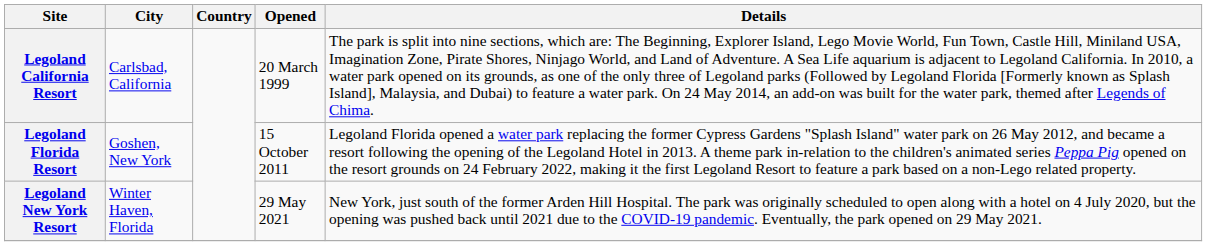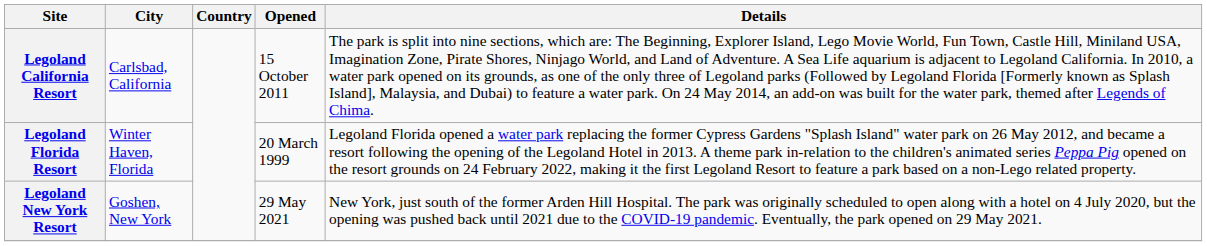(288, 75) 20 March 1999 -> (283, 75) 15 October 2011
(140, 151) Goshen, New York -> (131, 151) Winter Haven, Florida
(283, 151) 15 October 2011 -> (288, 151) 20 March 1999
(131, 210) Winter Haven, Florida -> (140, 210) Goshen, New York
